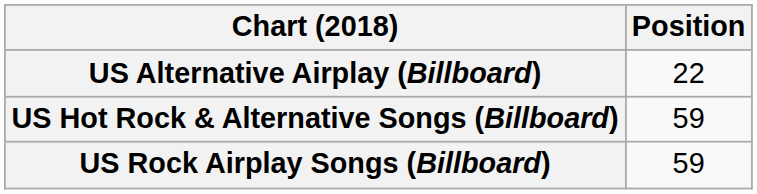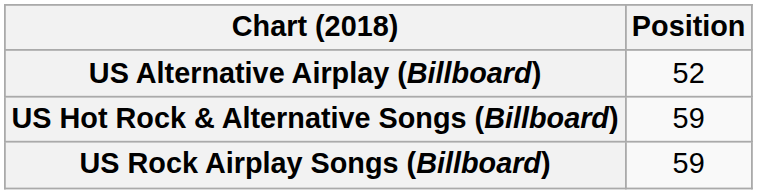(689, 73) 22 -> (689, 73) 52
